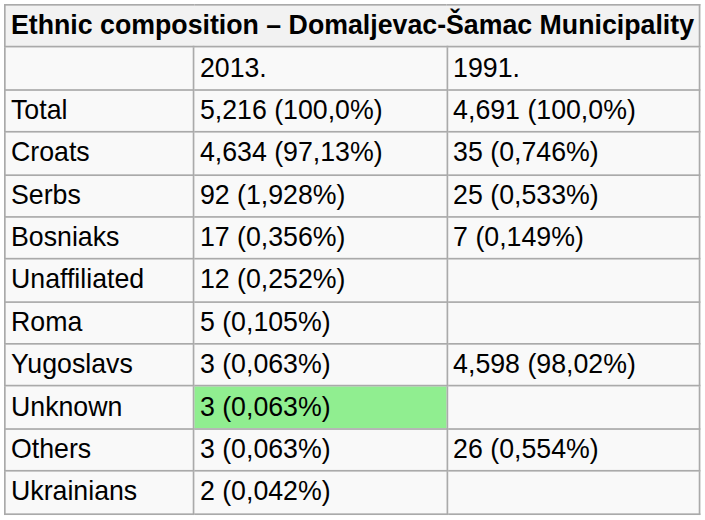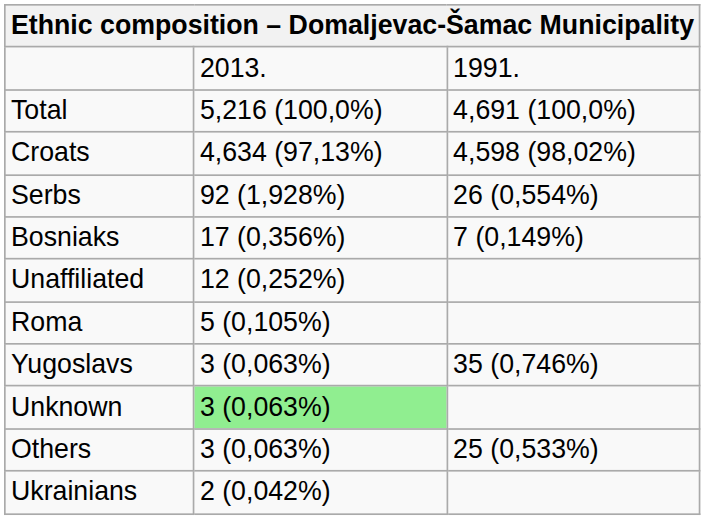(526, 152) 35 (0,746%) -> (544, 152) 4,598 (98,02%)
(526, 195) 25 (0,533%) -> (526, 195) 26 (0,554%)
(544, 364) 4,598 (98,02%) -> (526, 364) 35 (0,746%)
(526, 449) 26 (0,554%) -> (526, 449) 25 (0,533%)
